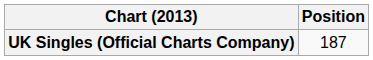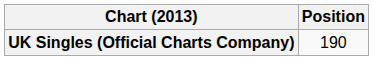(333, 42) 187 -> (333, 42) 190
